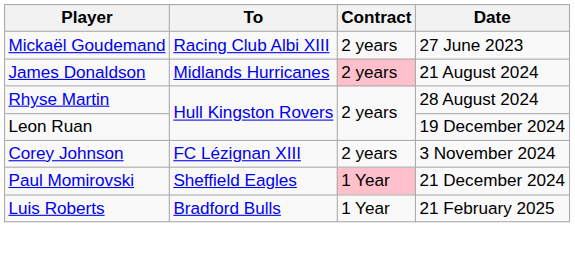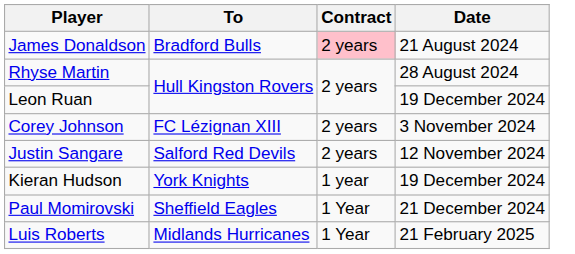- row: (87, 45)
(251, 72) Midlands Hurricanes -> (207, 45) Bradford Bulls
+ row: (66, 153)
+ row: (65, 180)
(365, 180) pink background -> (345, 208) no background
(227, 208) Bradford Bulls -> (231, 235) Midlands Hurricanes
